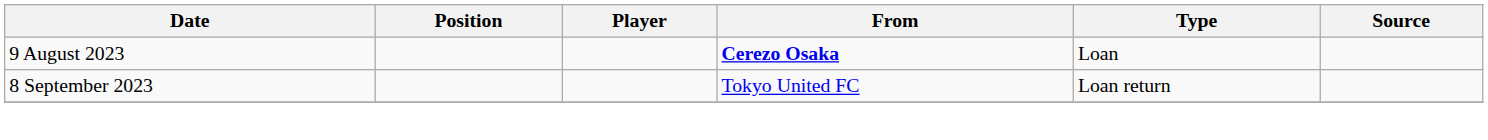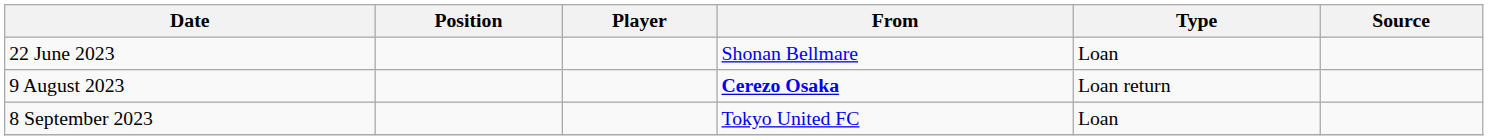+ row: (62, 53)
(1098, 53) Loan -> (1124, 86) Loan return
(1124, 86) Loan return -> (1098, 118) Loan
